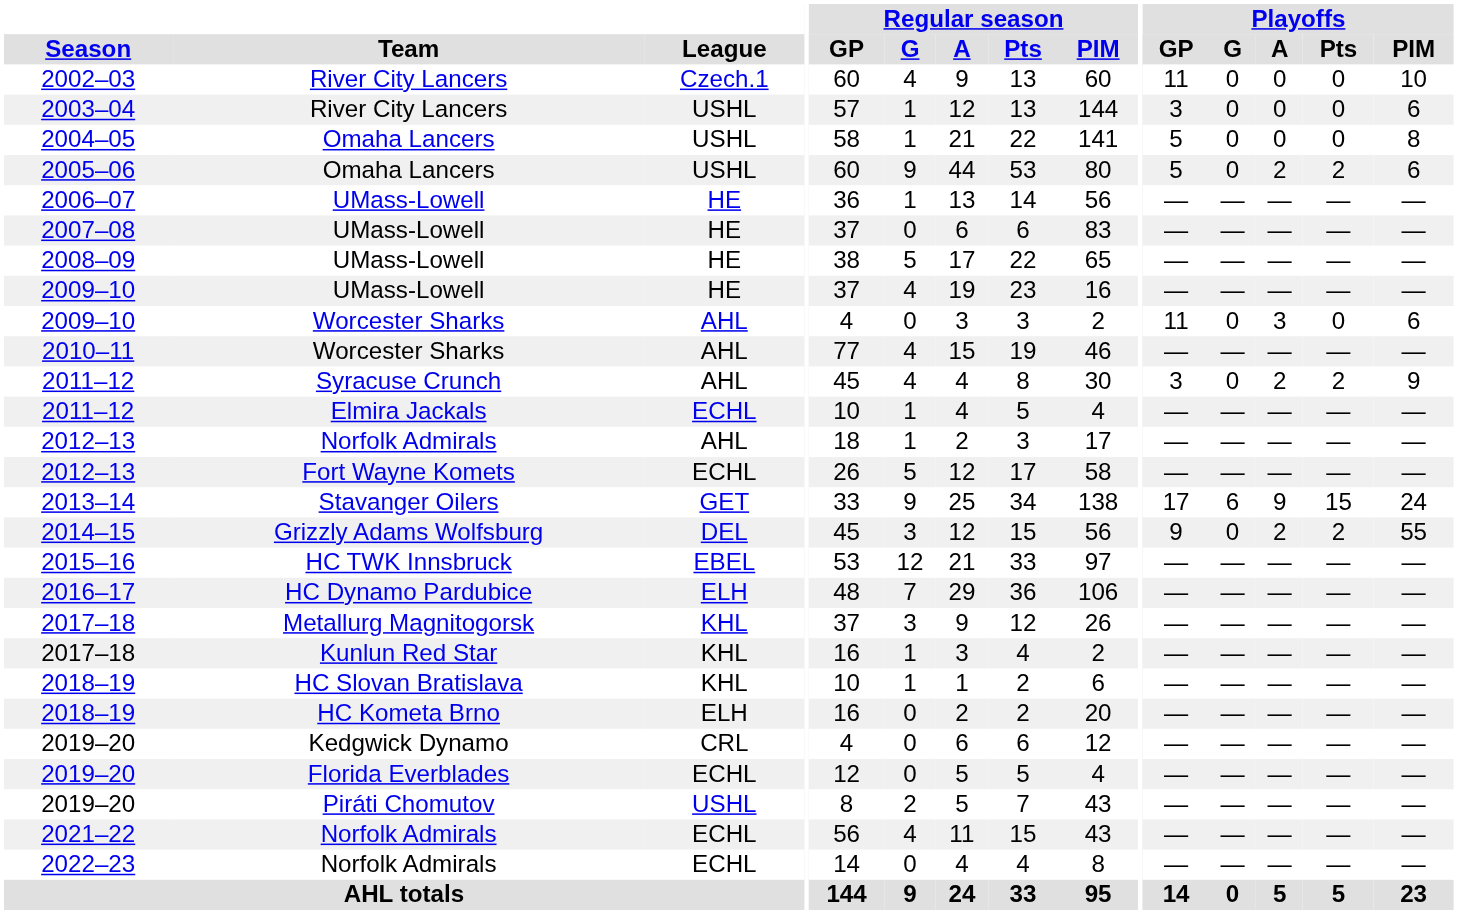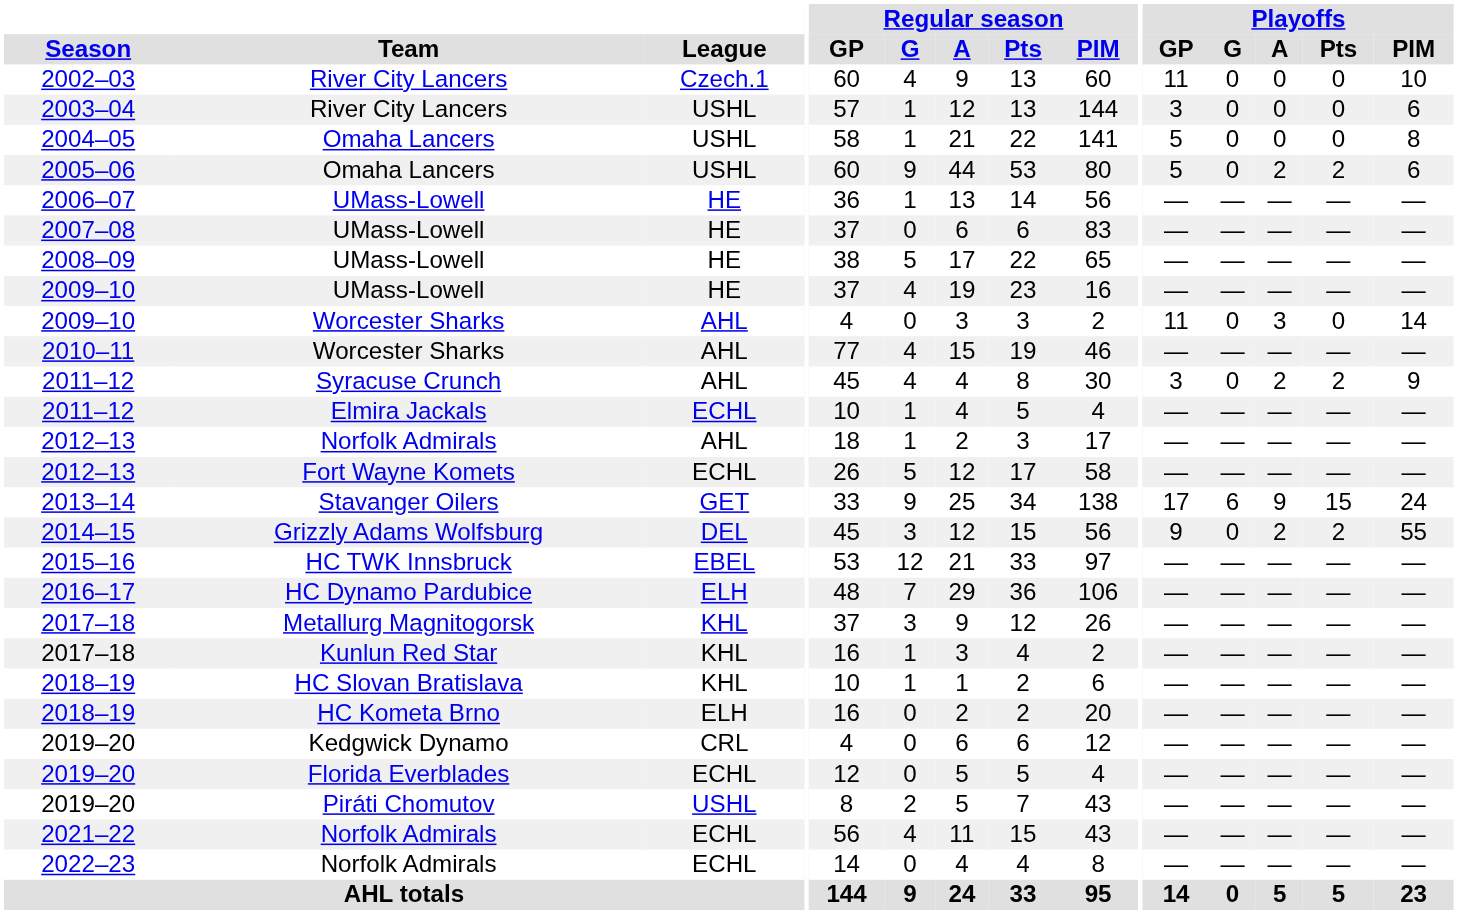(1414, 320) 6 -> (1414, 320) 14
